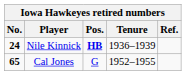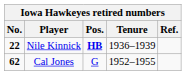(14, 45) 24 -> (14, 45) 22
(14, 62) 65 -> (14, 62) 62
